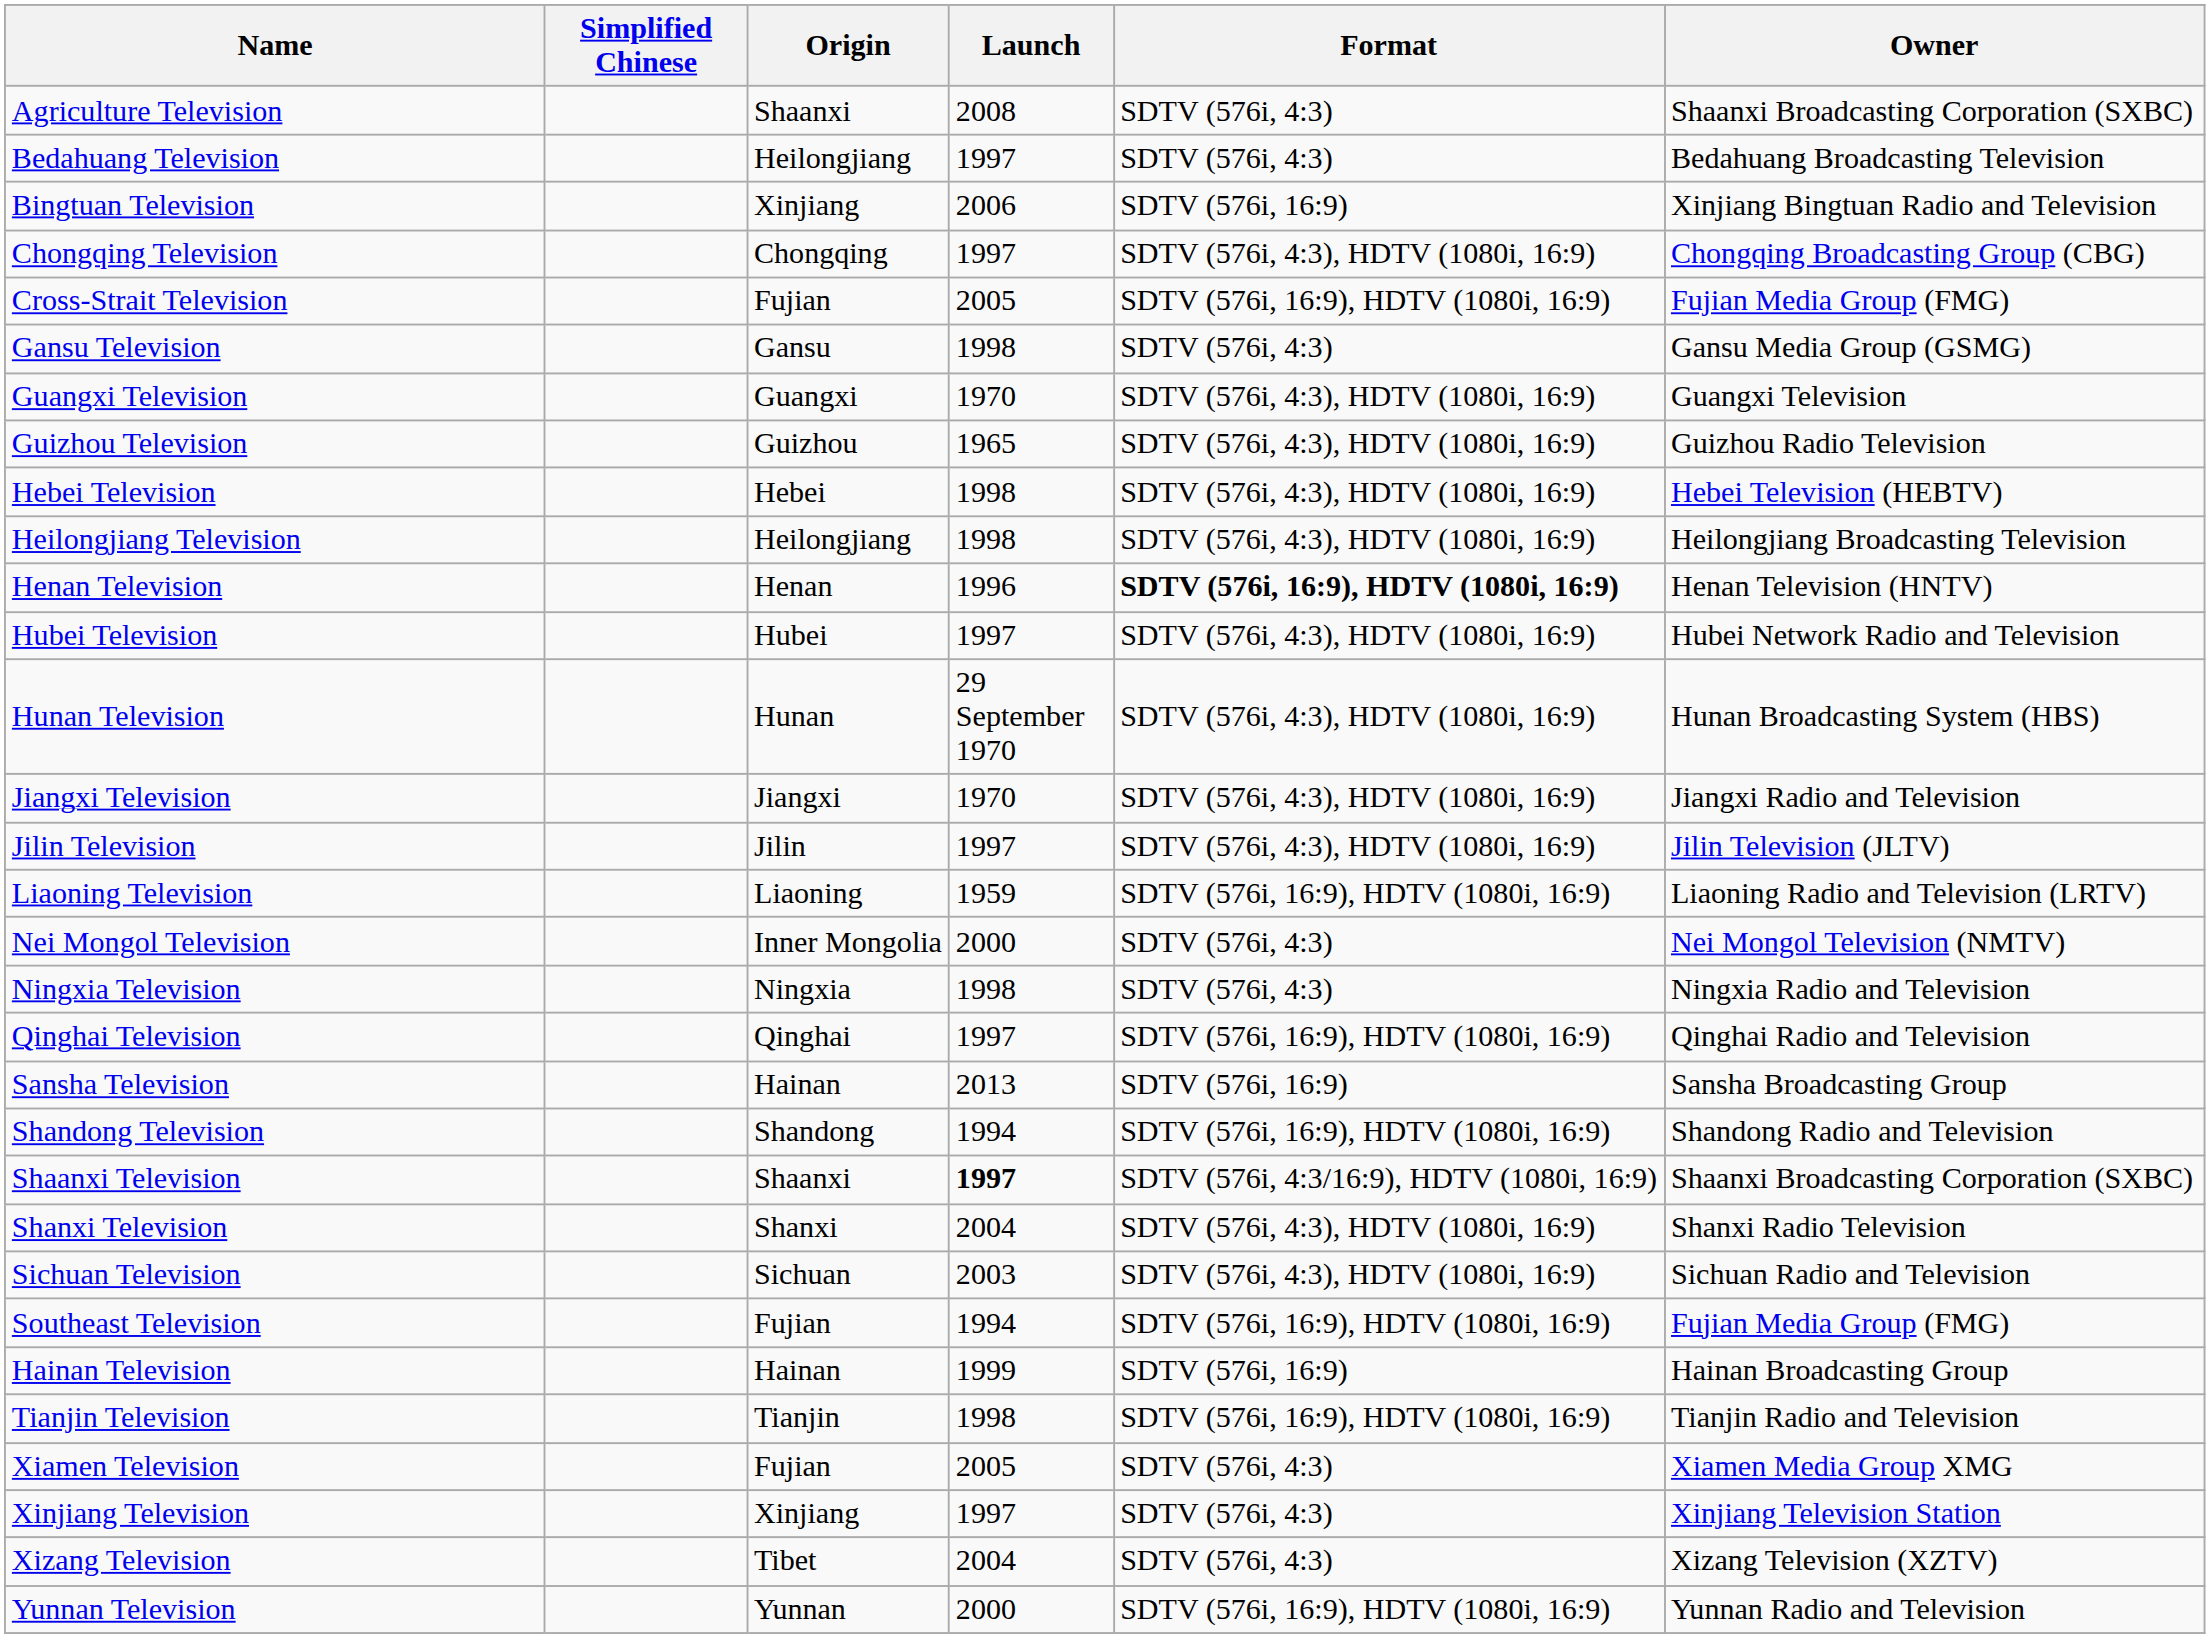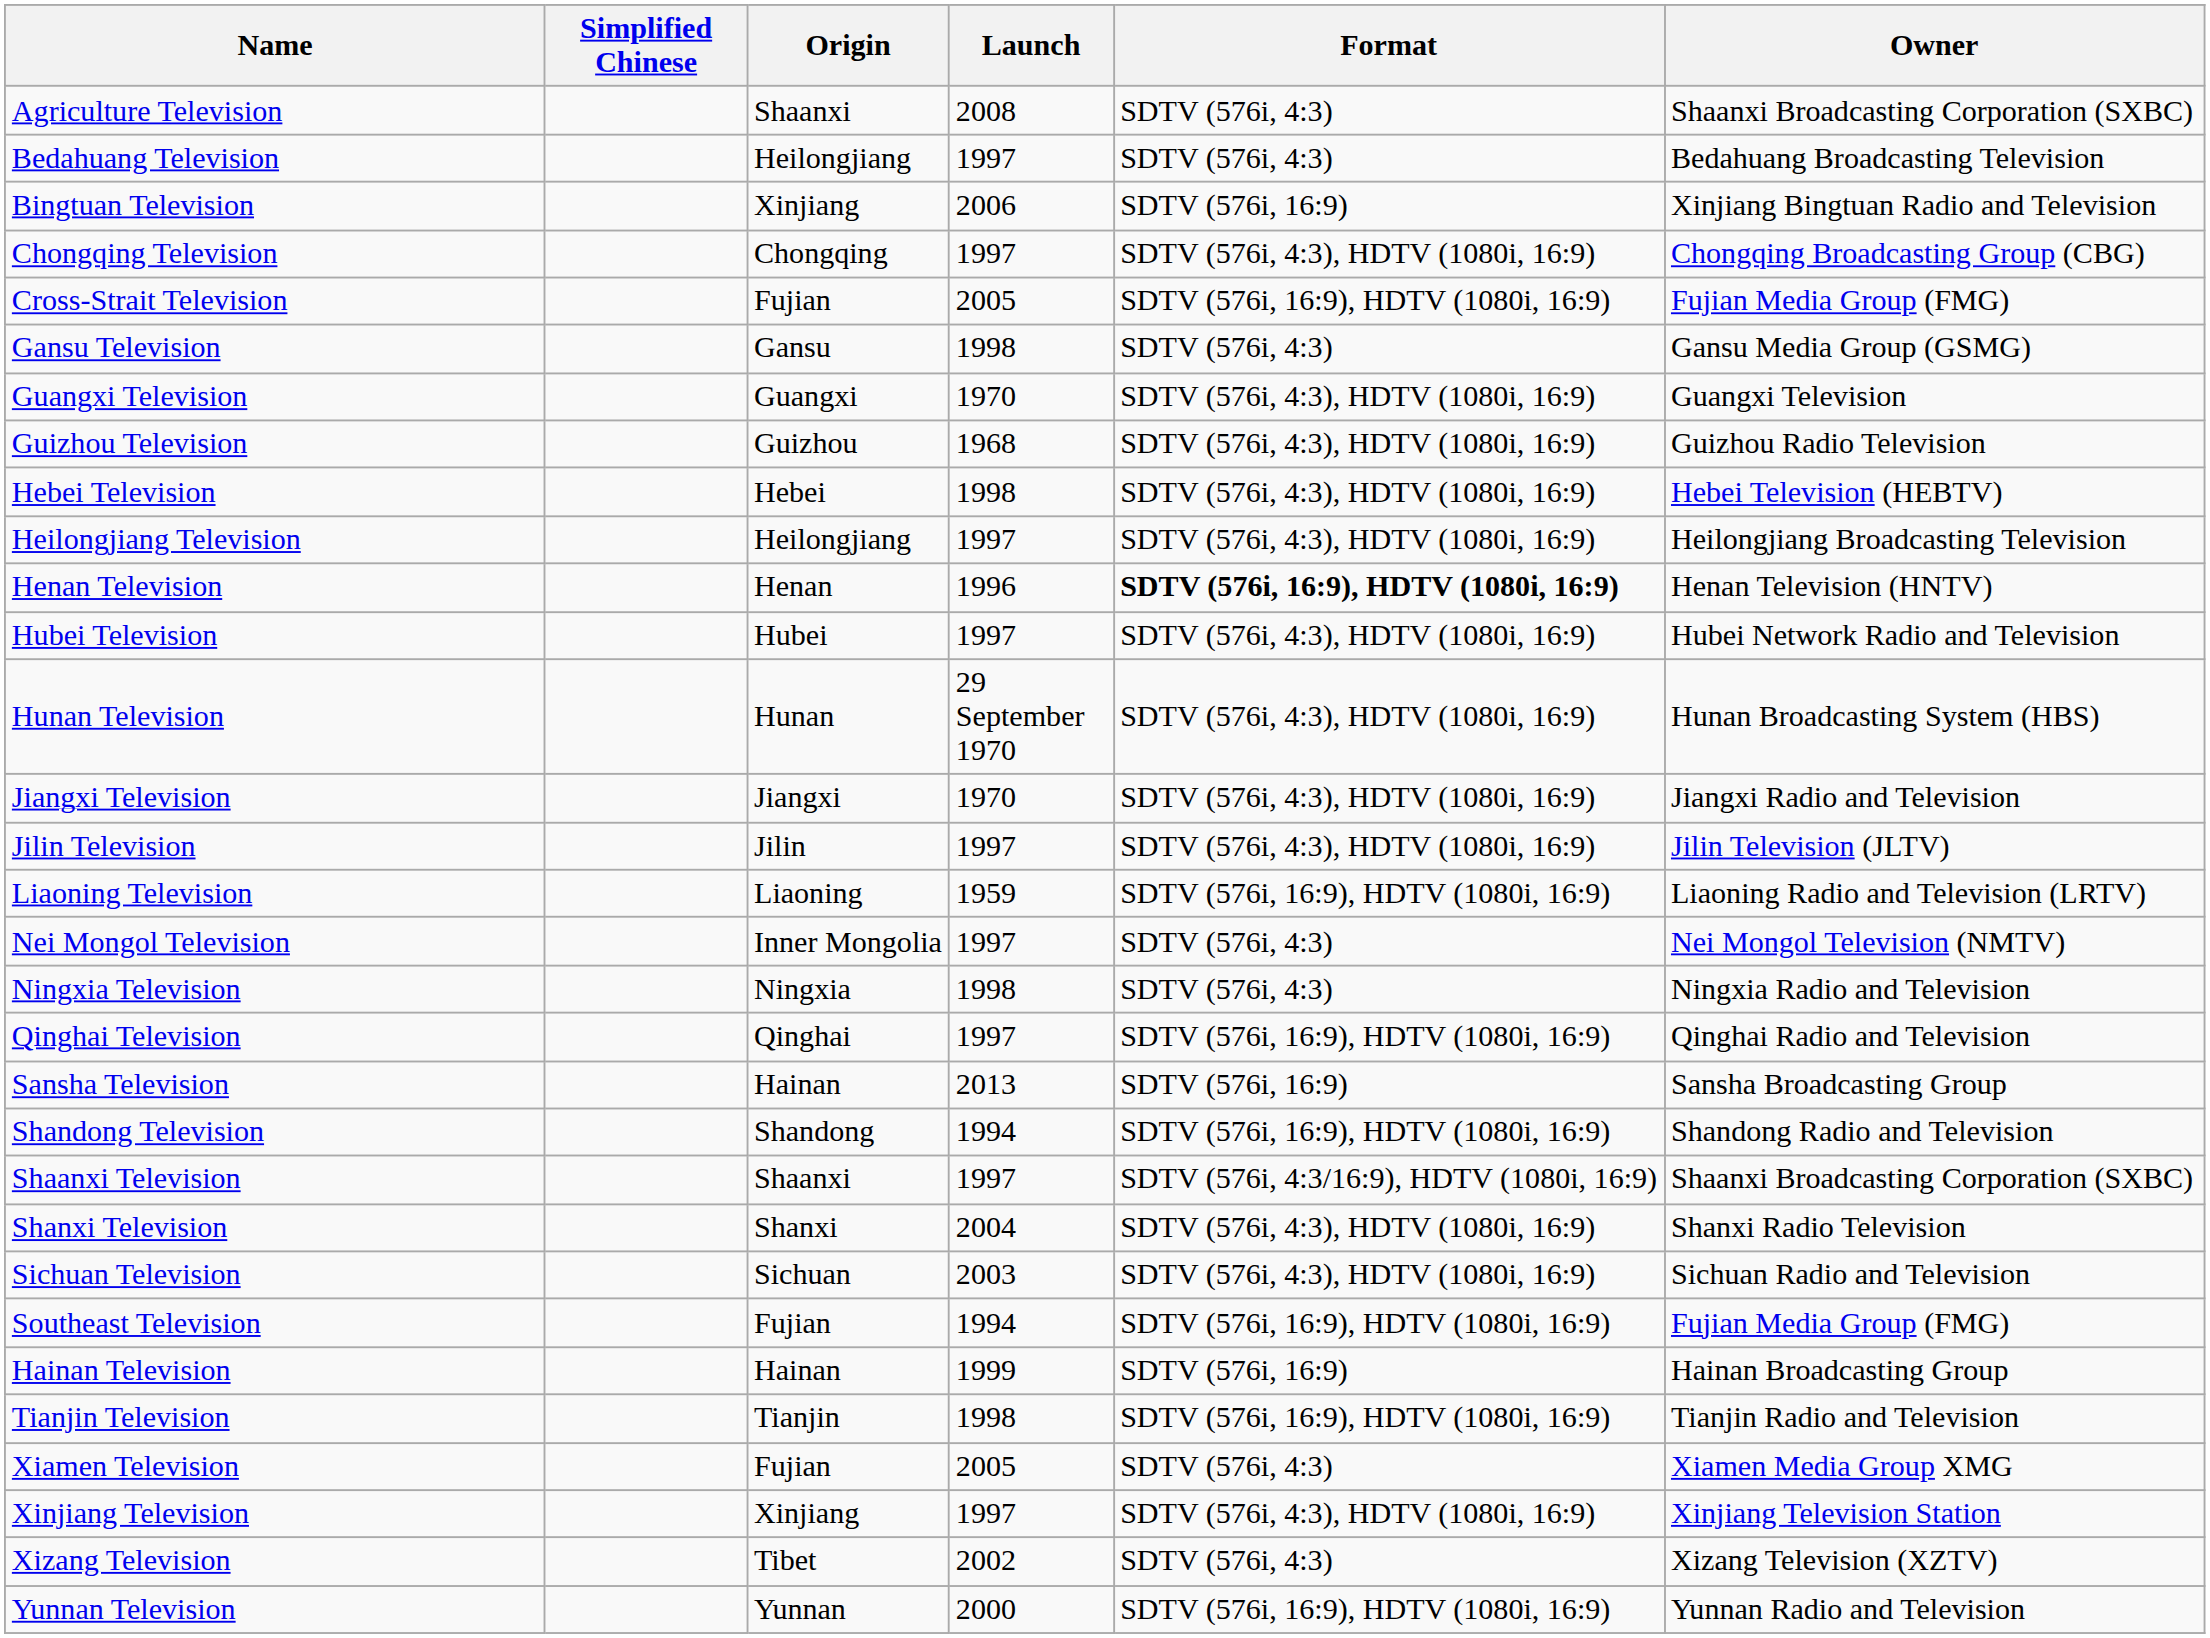(986, 443) 1965 -> (986, 443) 1968
(986, 539) 1998 -> (986, 539) 1997
(986, 940) 2000 -> (986, 940) 1997
(986, 1179) bold -> (986, 1179) normal
(1226, 1513) SDTV (576i, 4:3) -> (1358, 1513) SDTV (576i, 4:3), HDTV (1080i, 16:9)
(986, 1561) 2004 -> (986, 1561) 2002
